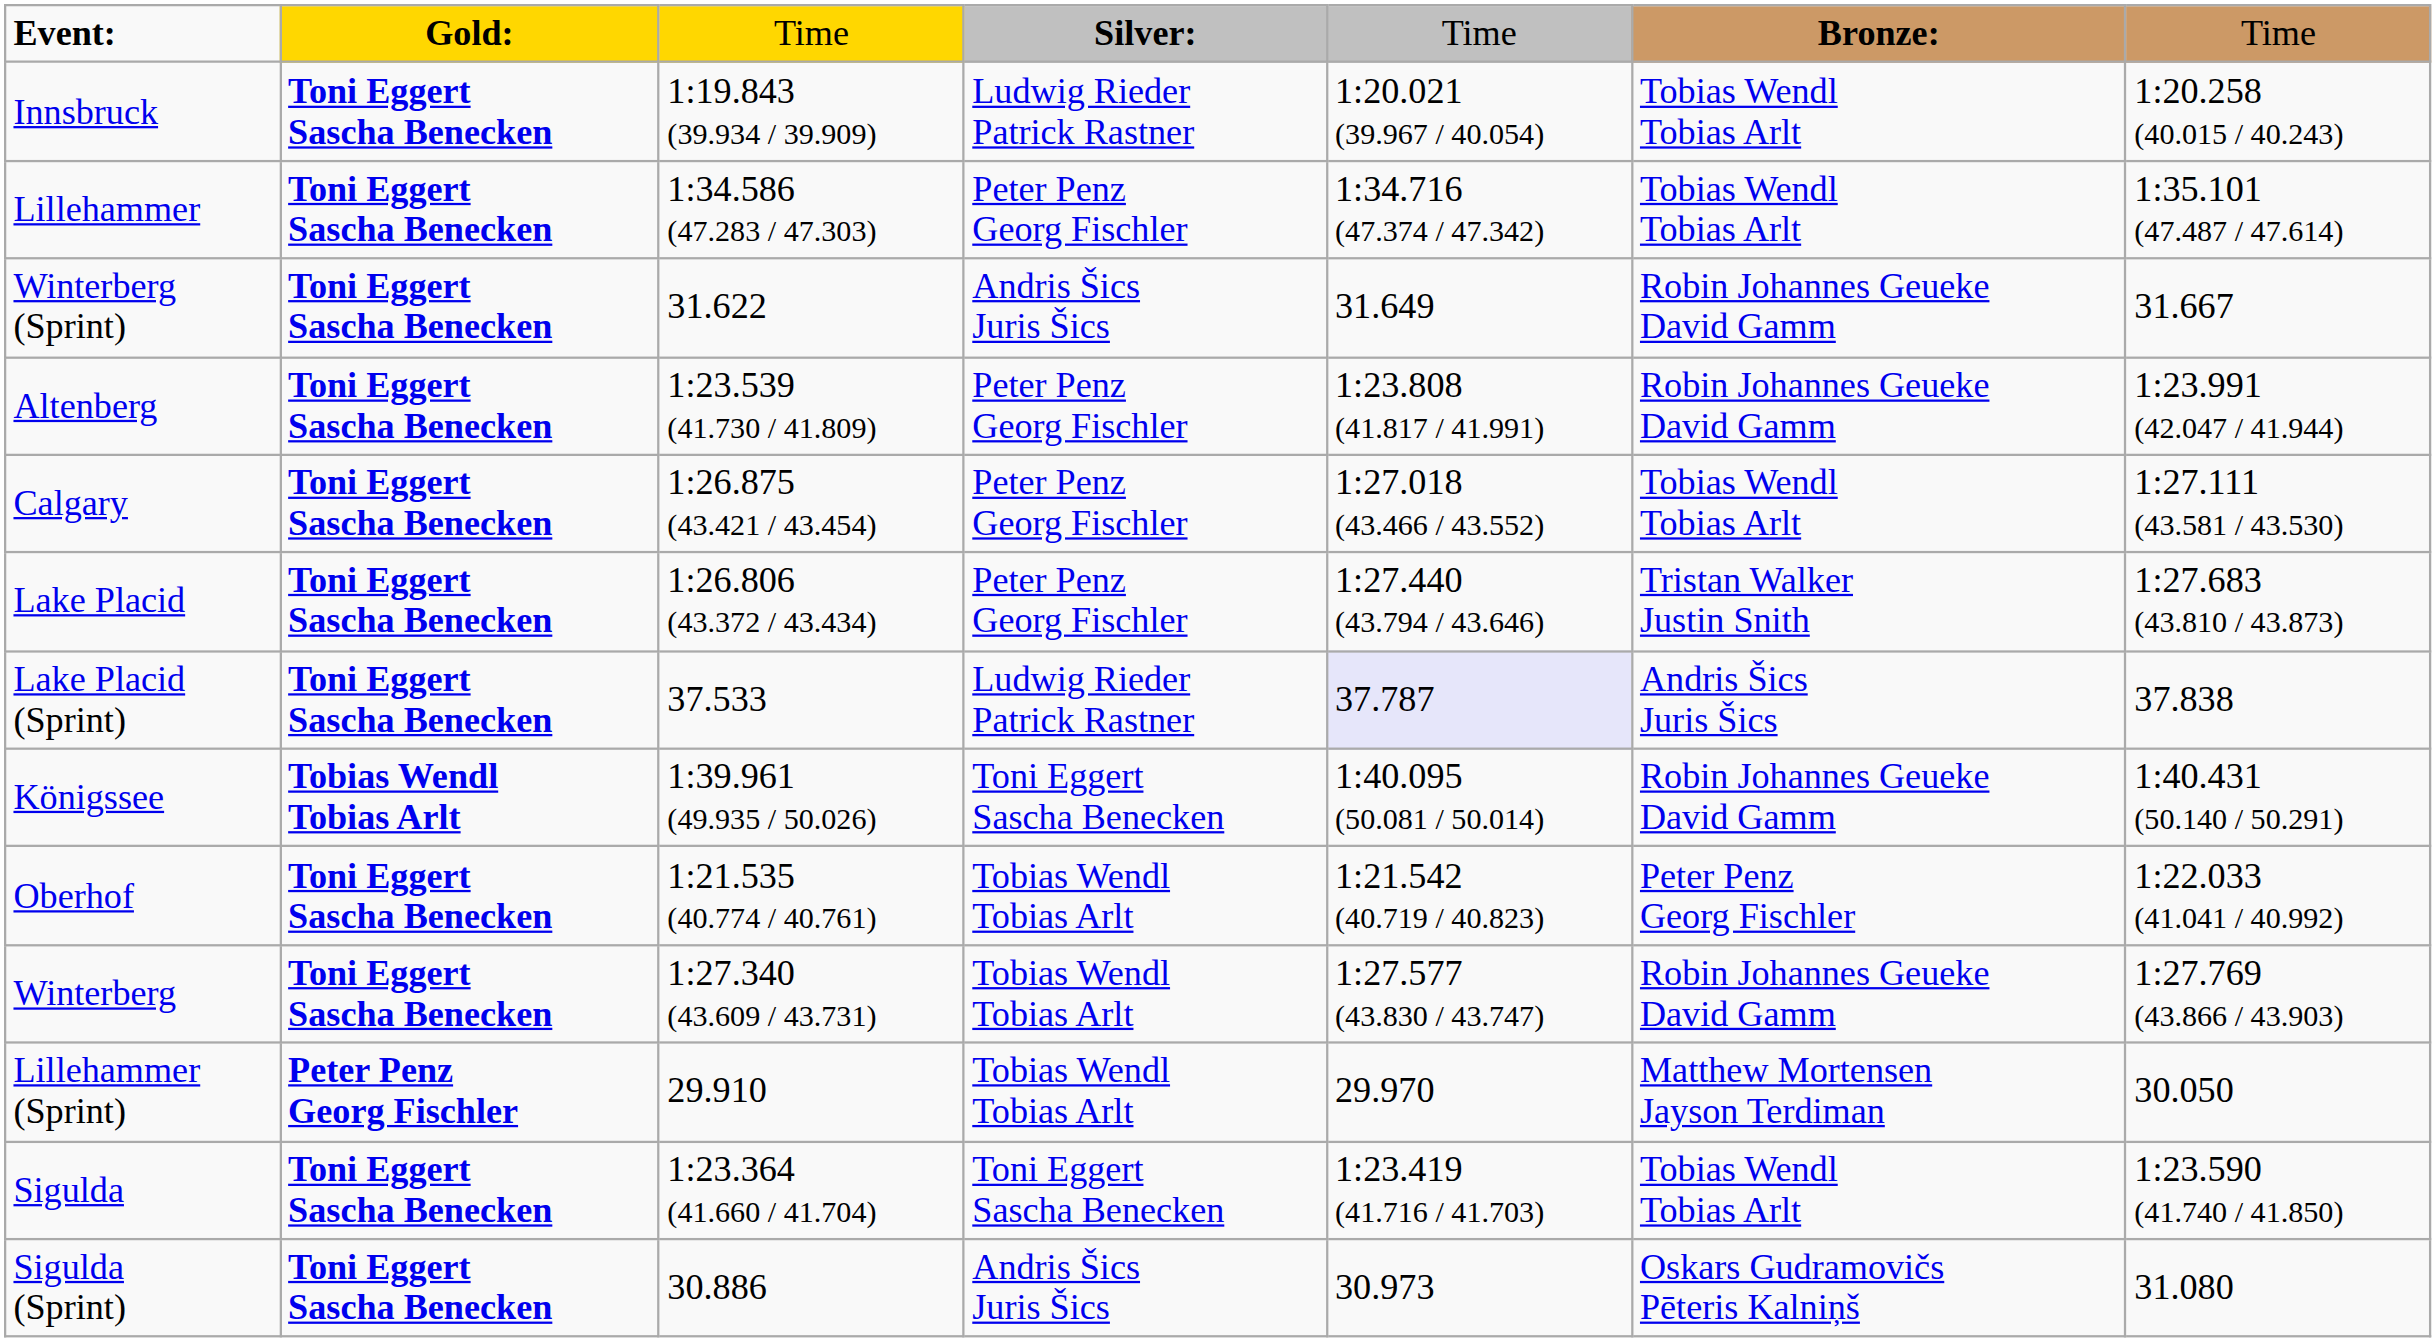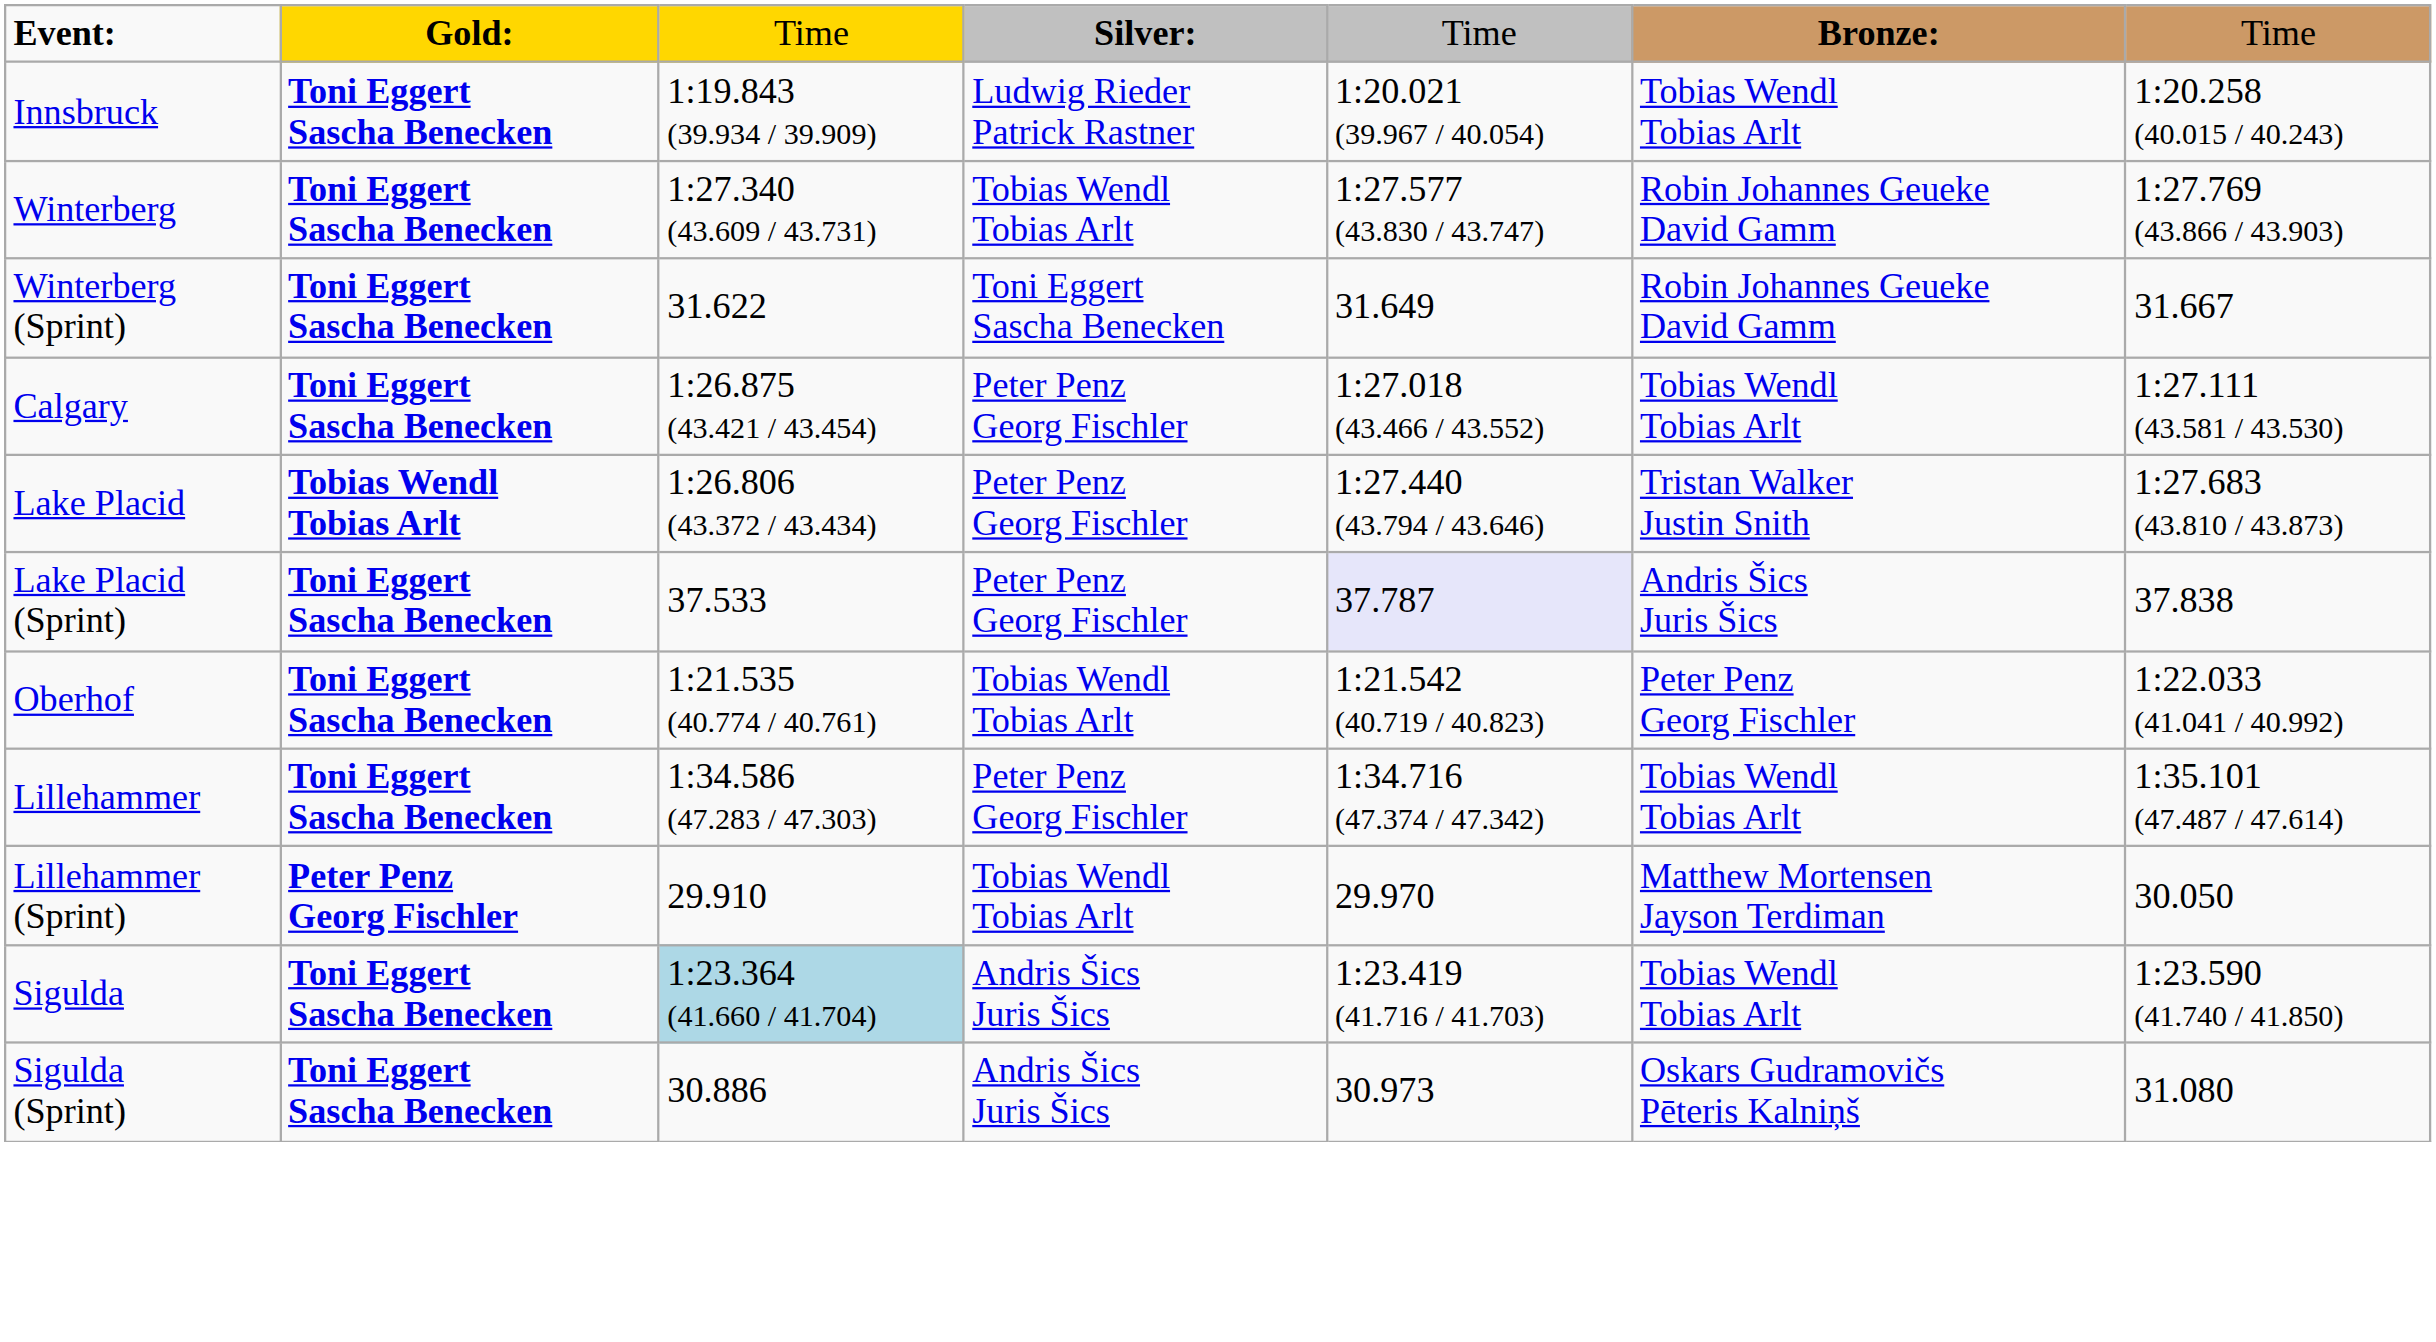rows swapped: (95, 993) <-> (107, 208)
(1056, 306) Andris Šics Juris Šics -> (1098, 306) Toni Eggert Sascha Benecken
- row: (85, 404)
(420, 600) Toni Eggert Sascha Benecken -> (393, 502) Tobias Wendl Tobias Arlt
(1083, 699) Ludwig Rieder Patrick Rastner -> (1080, 600) Peter Penz Georg Fischler
- row: (89, 797)
(772, 1189) no background -> (772, 993) lightblue background
(1098, 1189) Toni Eggert Sascha Benecken -> (1056, 993) Andris Šics Juris Šics
